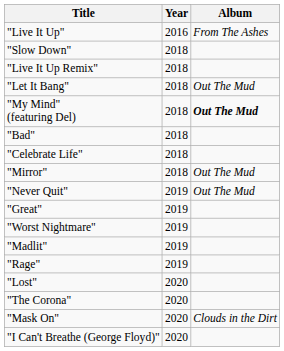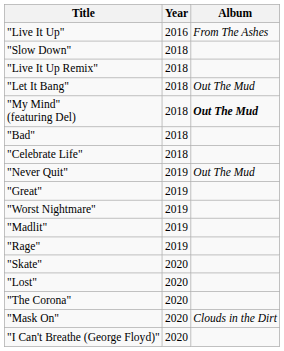- row: (27, 172)
+ row: (25, 264)
